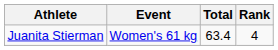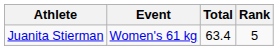(255, 35) 4 -> (255, 35) 5
